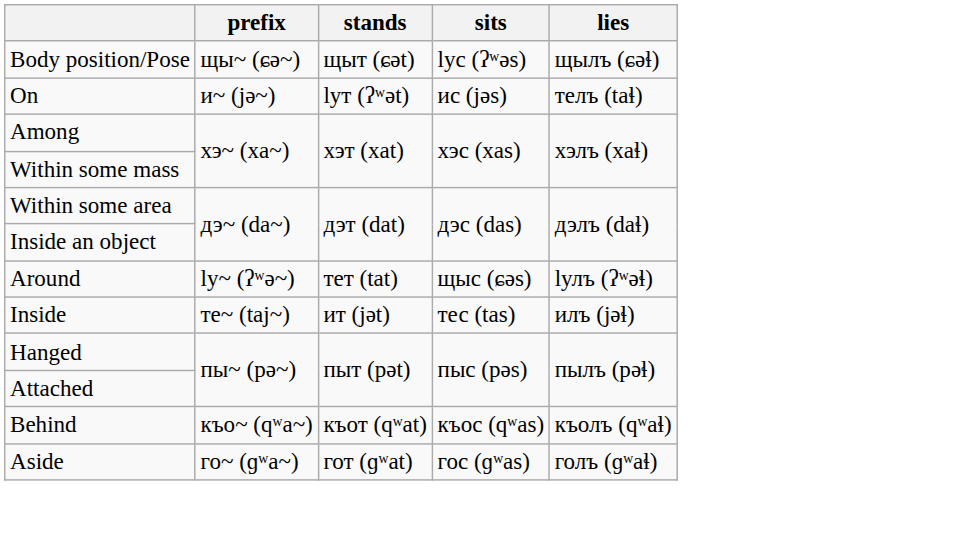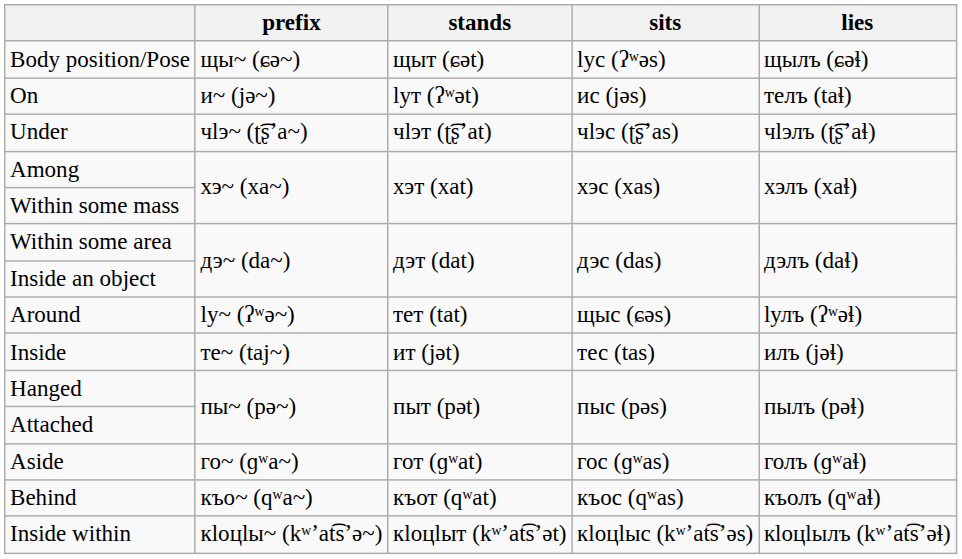+ row: (39, 132)
rows swapped: (43, 424) <-> (37, 461)
+ row: (71, 534)
